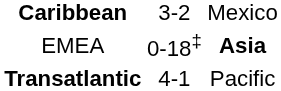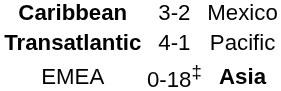rows swapped: (73, 79) <-> (73, 46)
